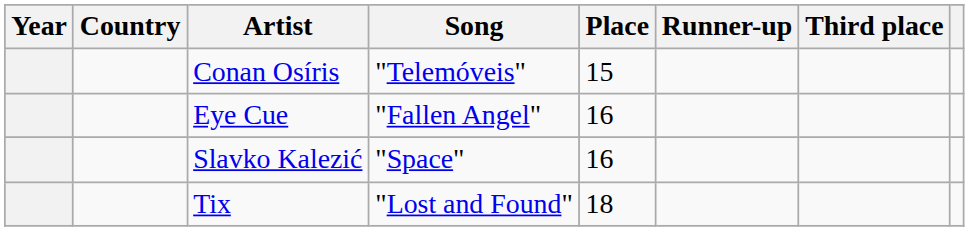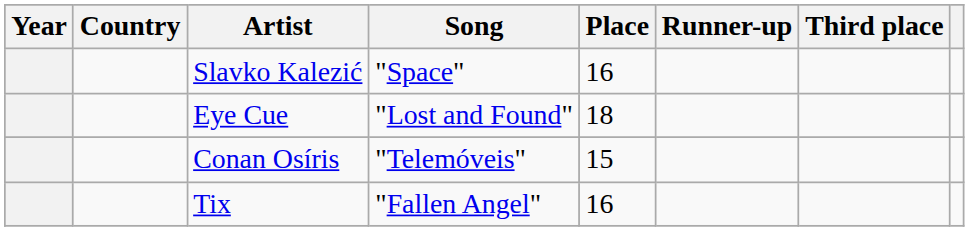rows swapped: (278, 159) <-> (266, 70)
(458, 114) "Fallen Angel" -> (474, 114) "Lost and Found"
(600, 114) 16 -> (600, 114) 18
(474, 203) "Lost and Found" -> (458, 203) "Fallen Angel"
(600, 203) 18 -> (600, 203) 16
